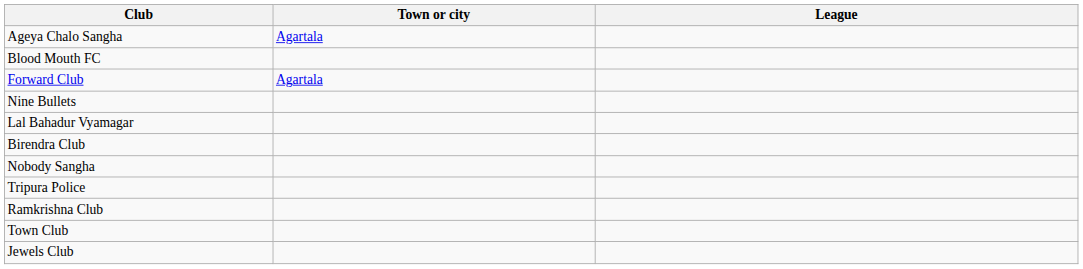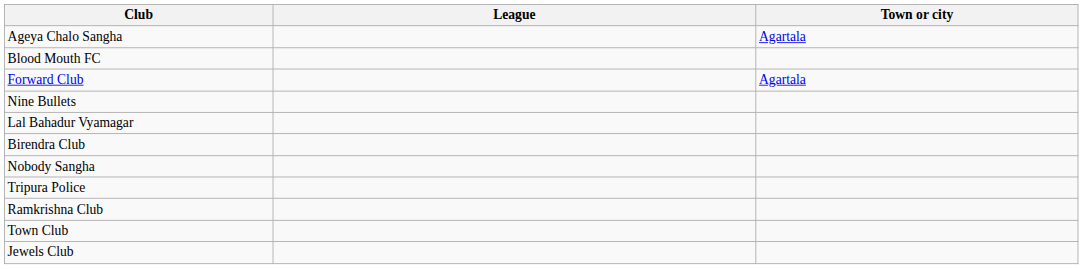columns swapped: (434, 15) <-> (836, 15)
